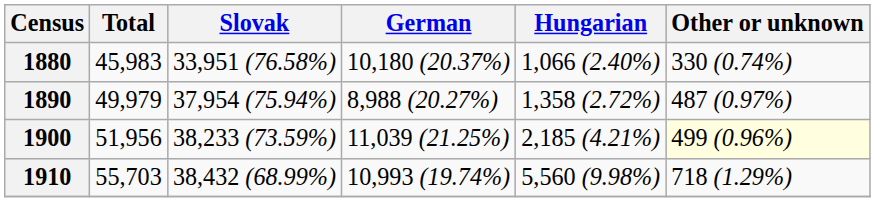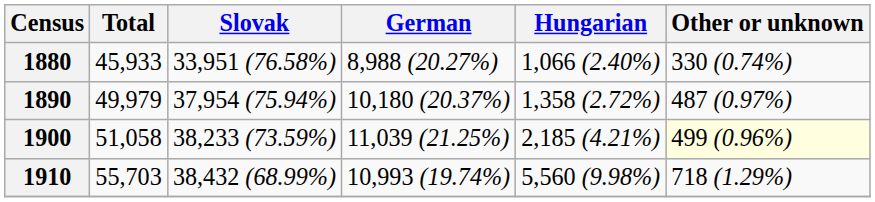(129, 61) 45,983 -> (129, 61) 45,933
(429, 61) 10,180 (20.37%) -> (423, 61) 8,988 (20.27%)
(423, 100) 8,988 (20.27%) -> (429, 100) 10,180 (20.37%)
(129, 138) 51,956 -> (129, 138) 51,058
